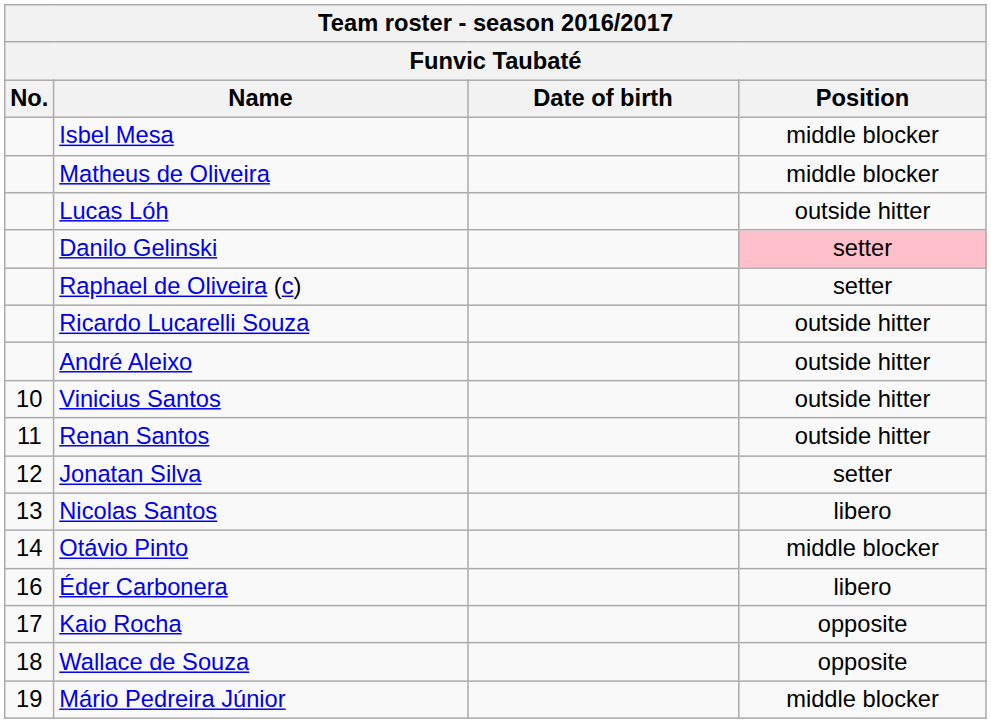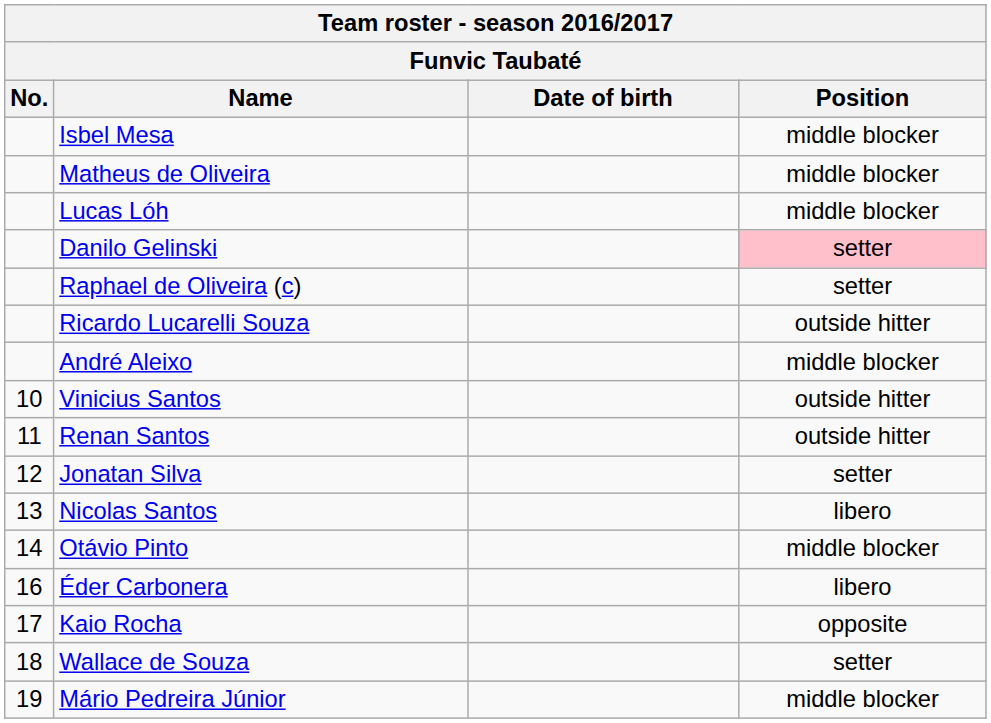(863, 211) outside hitter -> (863, 211) middle blocker
(863, 361) outside hitter -> (863, 361) middle blocker
(863, 661) opposite -> (863, 661) setter
